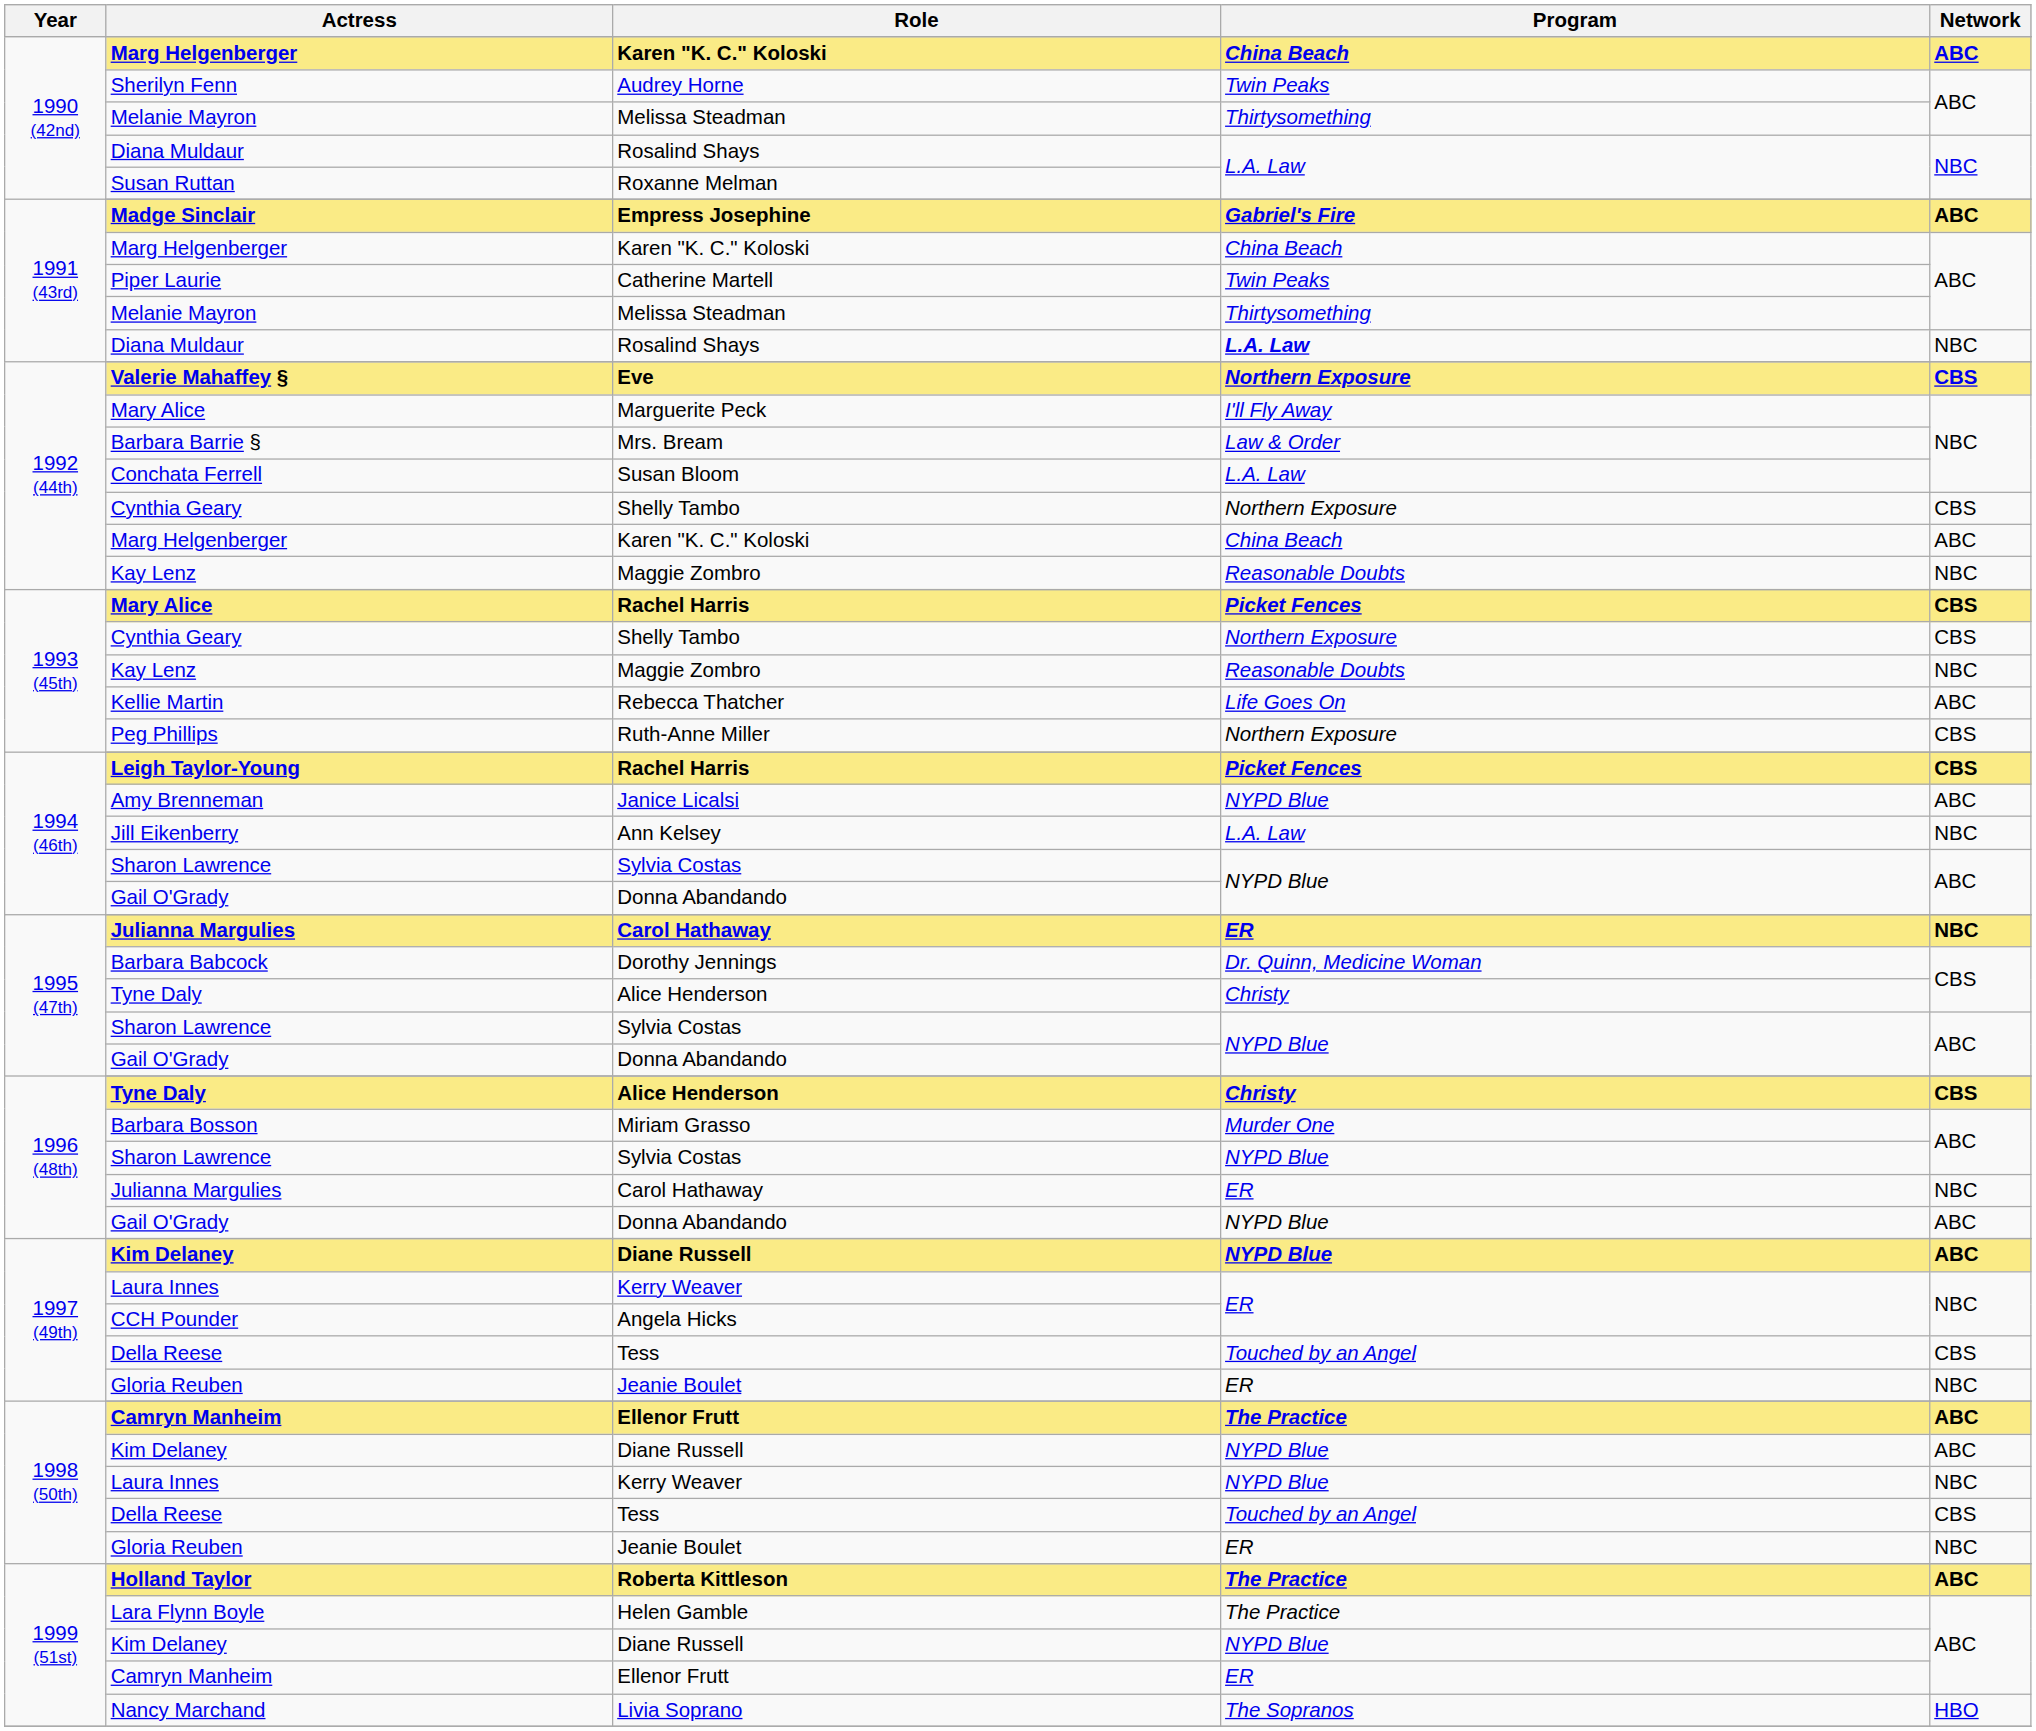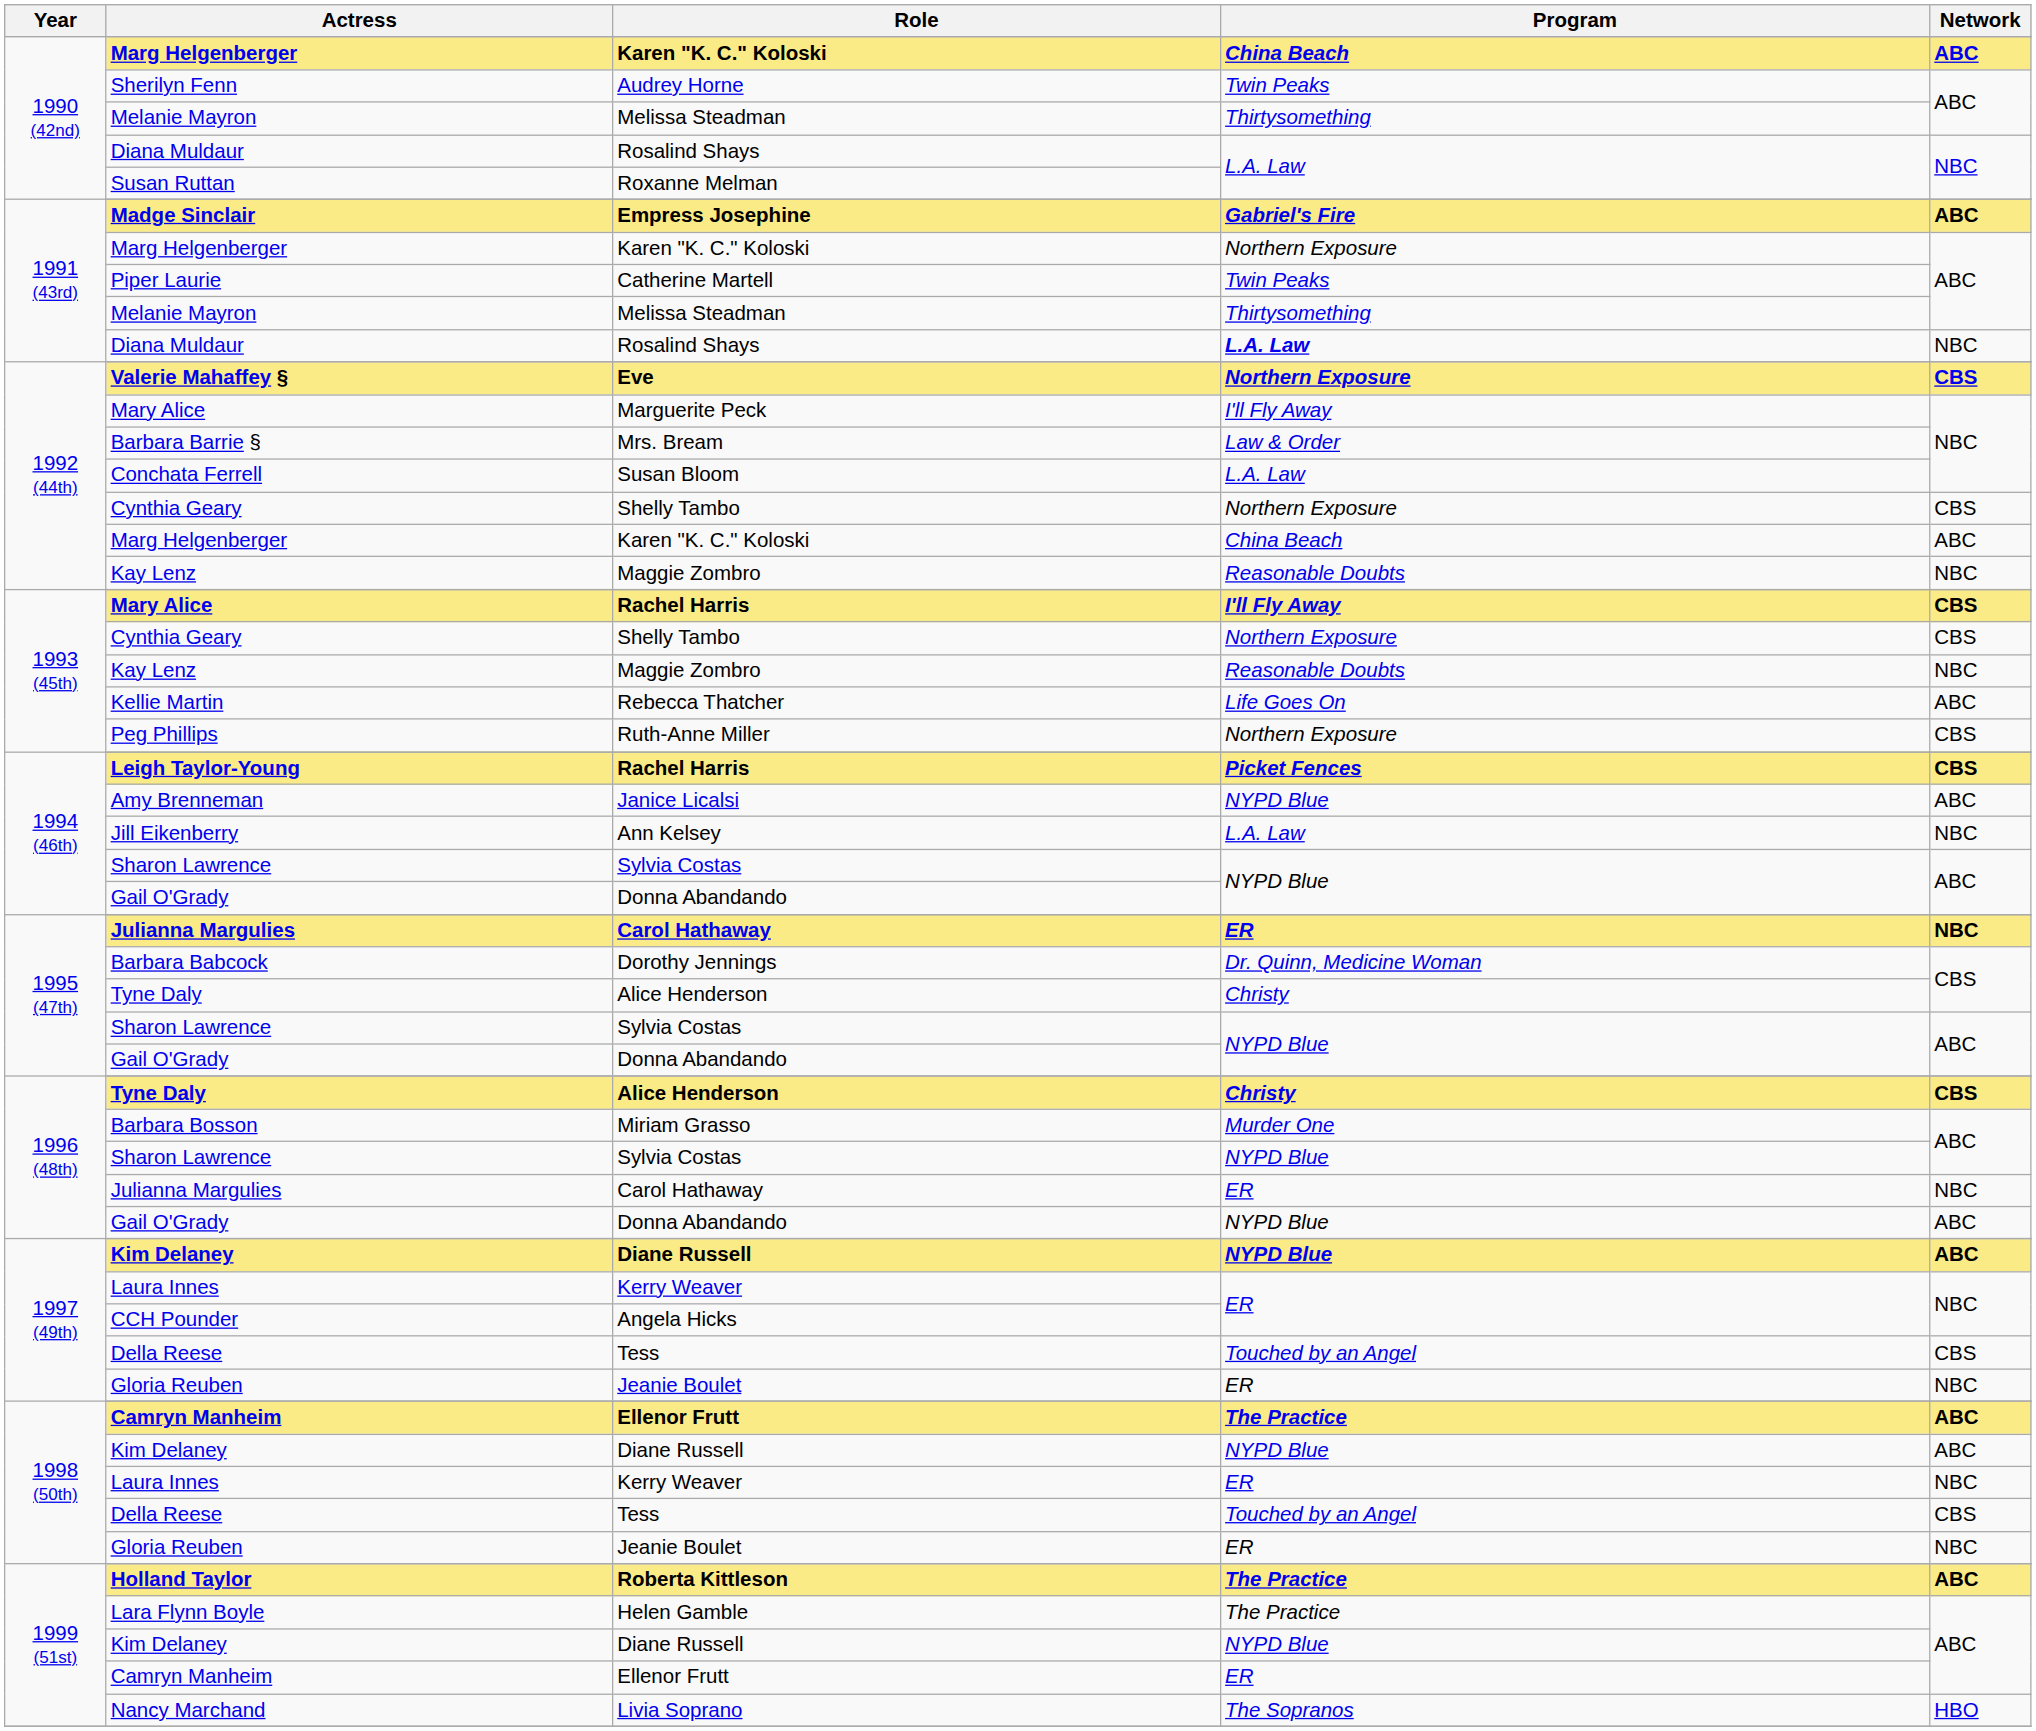(1284, 248) China Beach -> (1311, 248) Northern Exposure
(1293, 605) Picket Fences -> (1283, 605) I'll Fly Away
(1277, 1482) NYPD Blue -> (1239, 1482) ER
